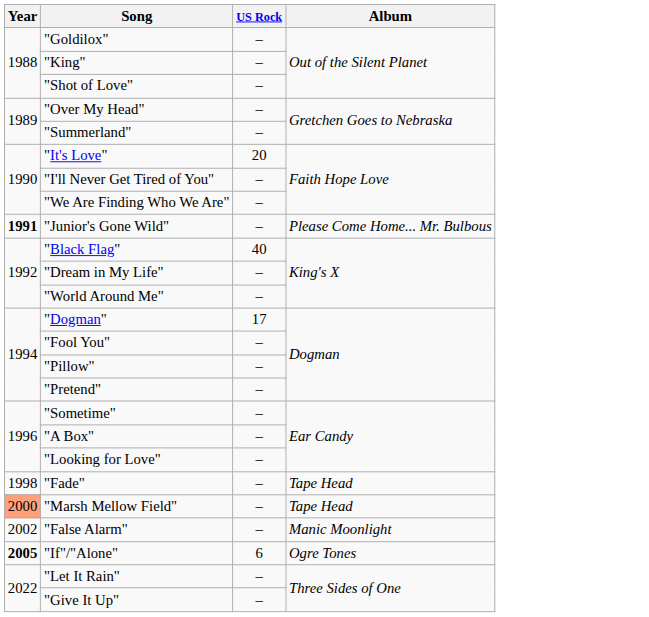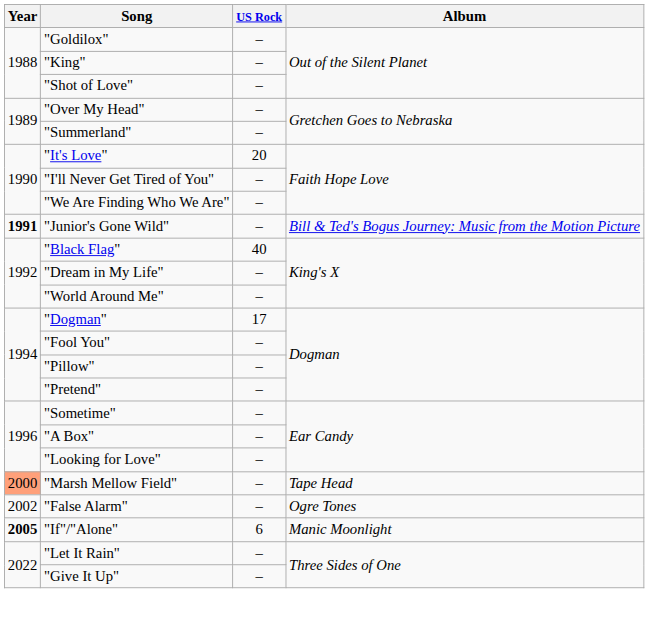(390, 226) Please Come Home... Mr. Bulbous -> (464, 226) Bill & Ted's Bogus Journey: Music from the Motion Picture
- row: (64, 483)
(340, 529) Manic Moonlight -> (323, 506) Ogre Tones
(323, 553) Ogre Tones -> (340, 529) Manic Moonlight
